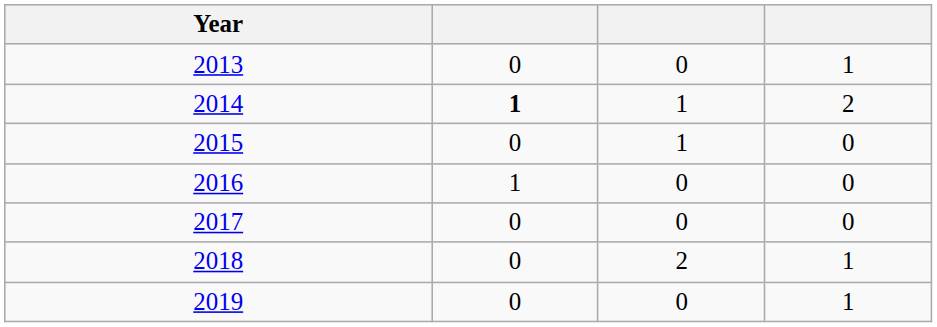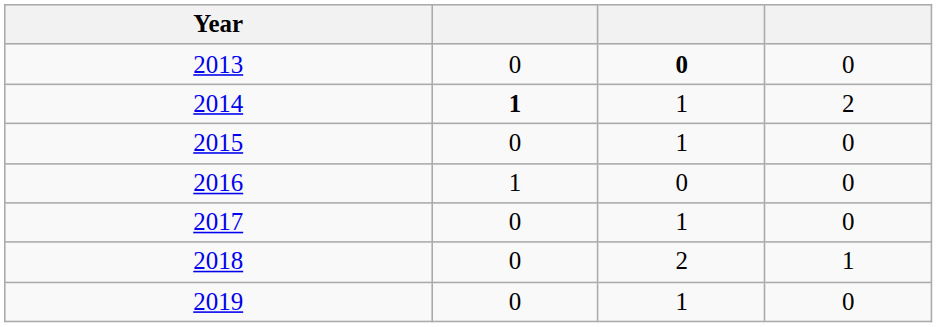(682, 63) normal -> (682, 63) bold
(848, 63) 1 -> (848, 63) 0
(682, 222) 0 -> (682, 222) 1
(682, 301) 0 -> (682, 301) 1
(848, 301) 1 -> (848, 301) 0
